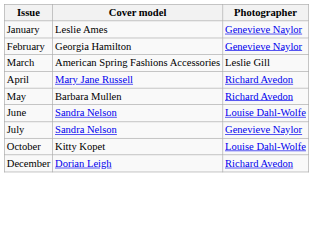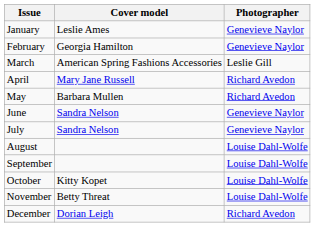(265, 113) Louise Dahl-Wolfe -> (265, 113) Genevieve Naylor
+ row: (22, 146)
+ row: (29, 163)
+ row: (29, 197)
